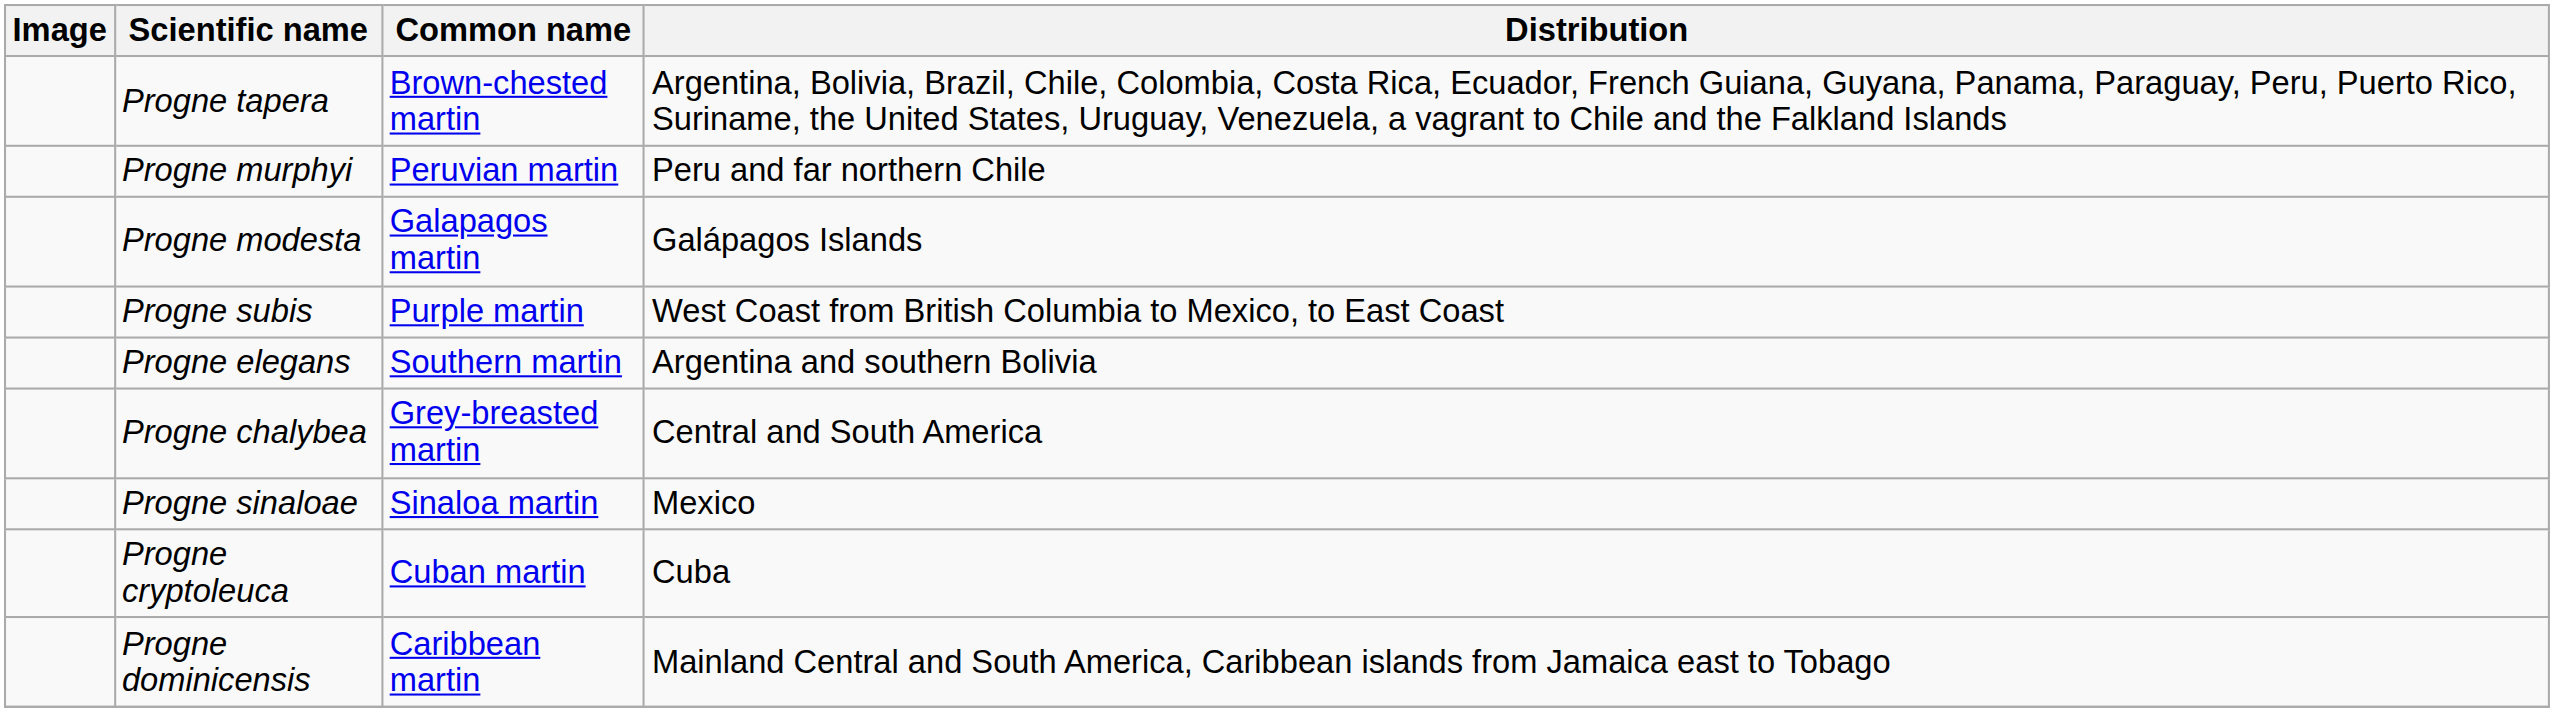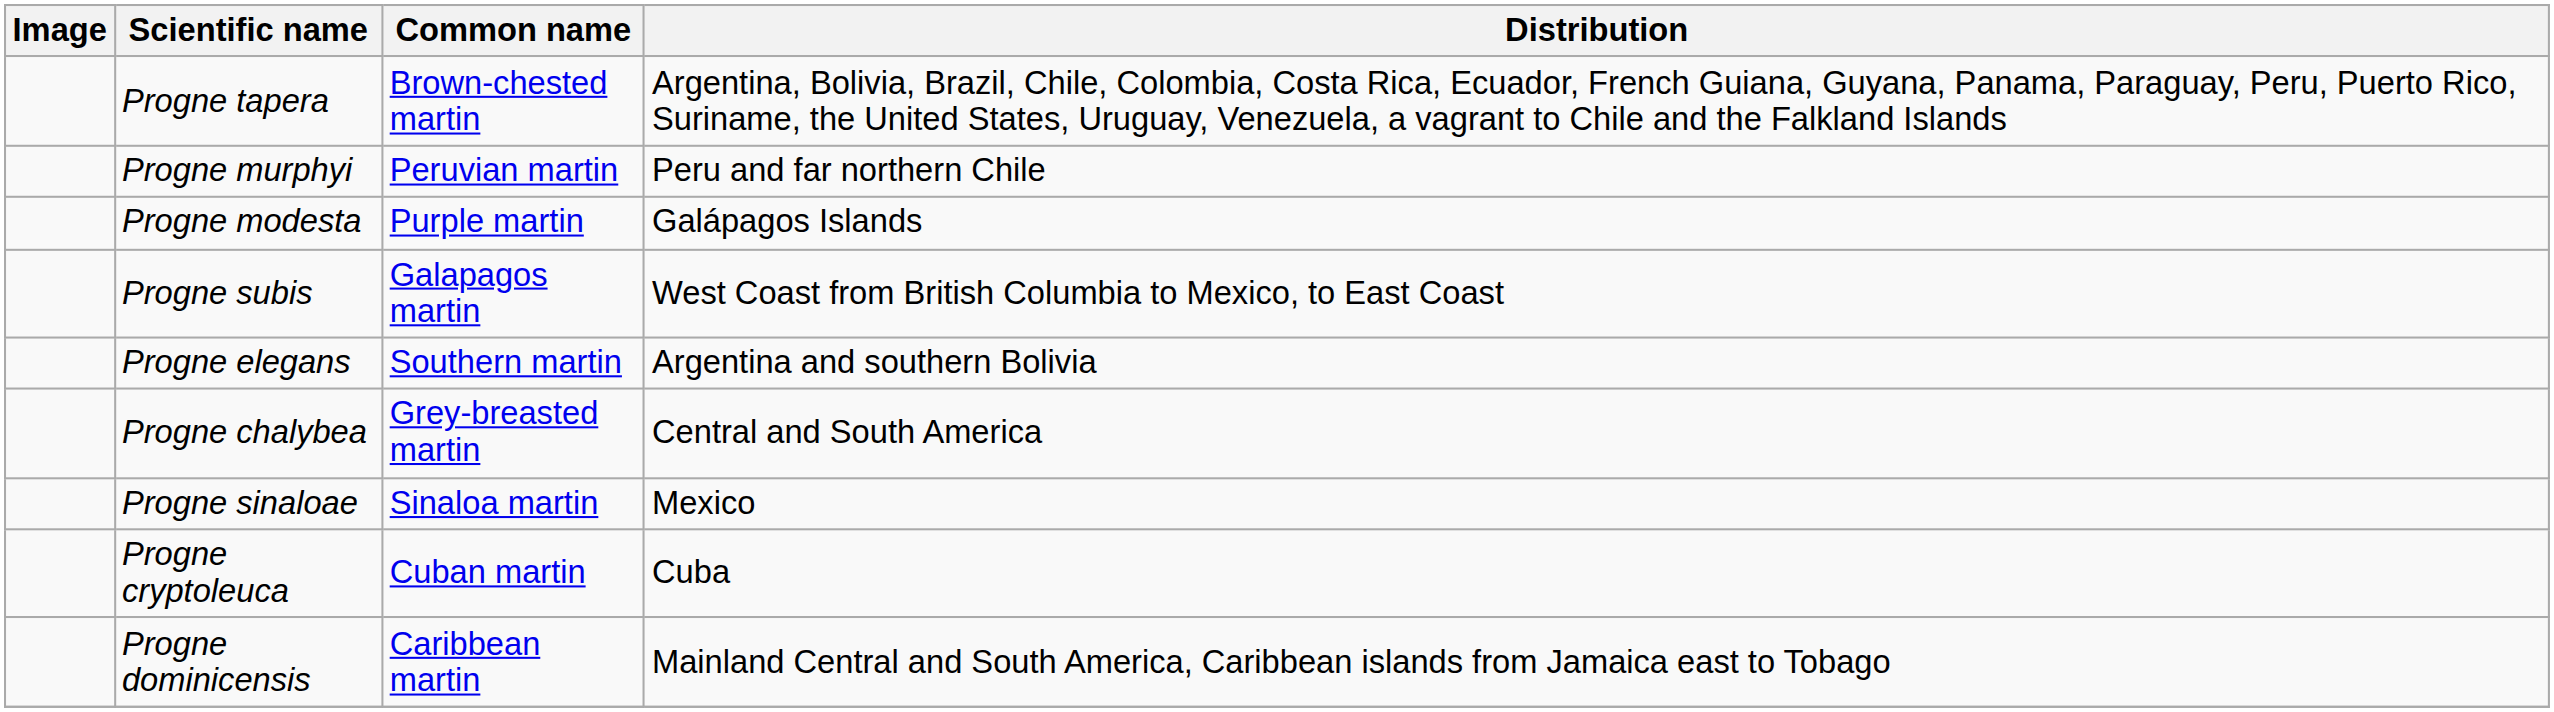(469, 240) Galapagos martin -> (487, 222) Purple martin
(487, 310) Purple martin -> (469, 292) Galapagos martin
